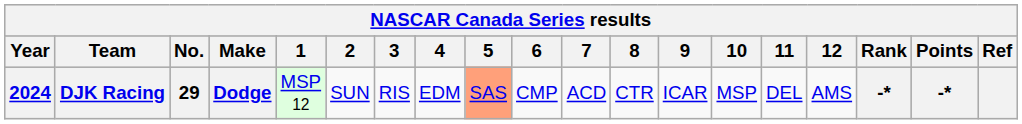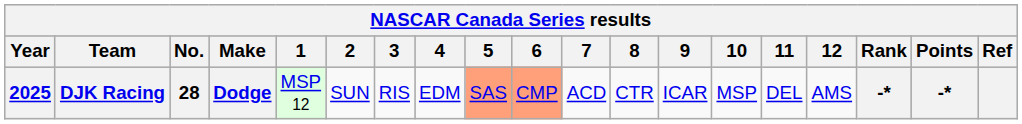(30, 93) 2024 -> (30, 93) 2025
(189, 93) 29 -> (189, 93) 28
(537, 93) no background -> (537, 93) lightsalmon background
